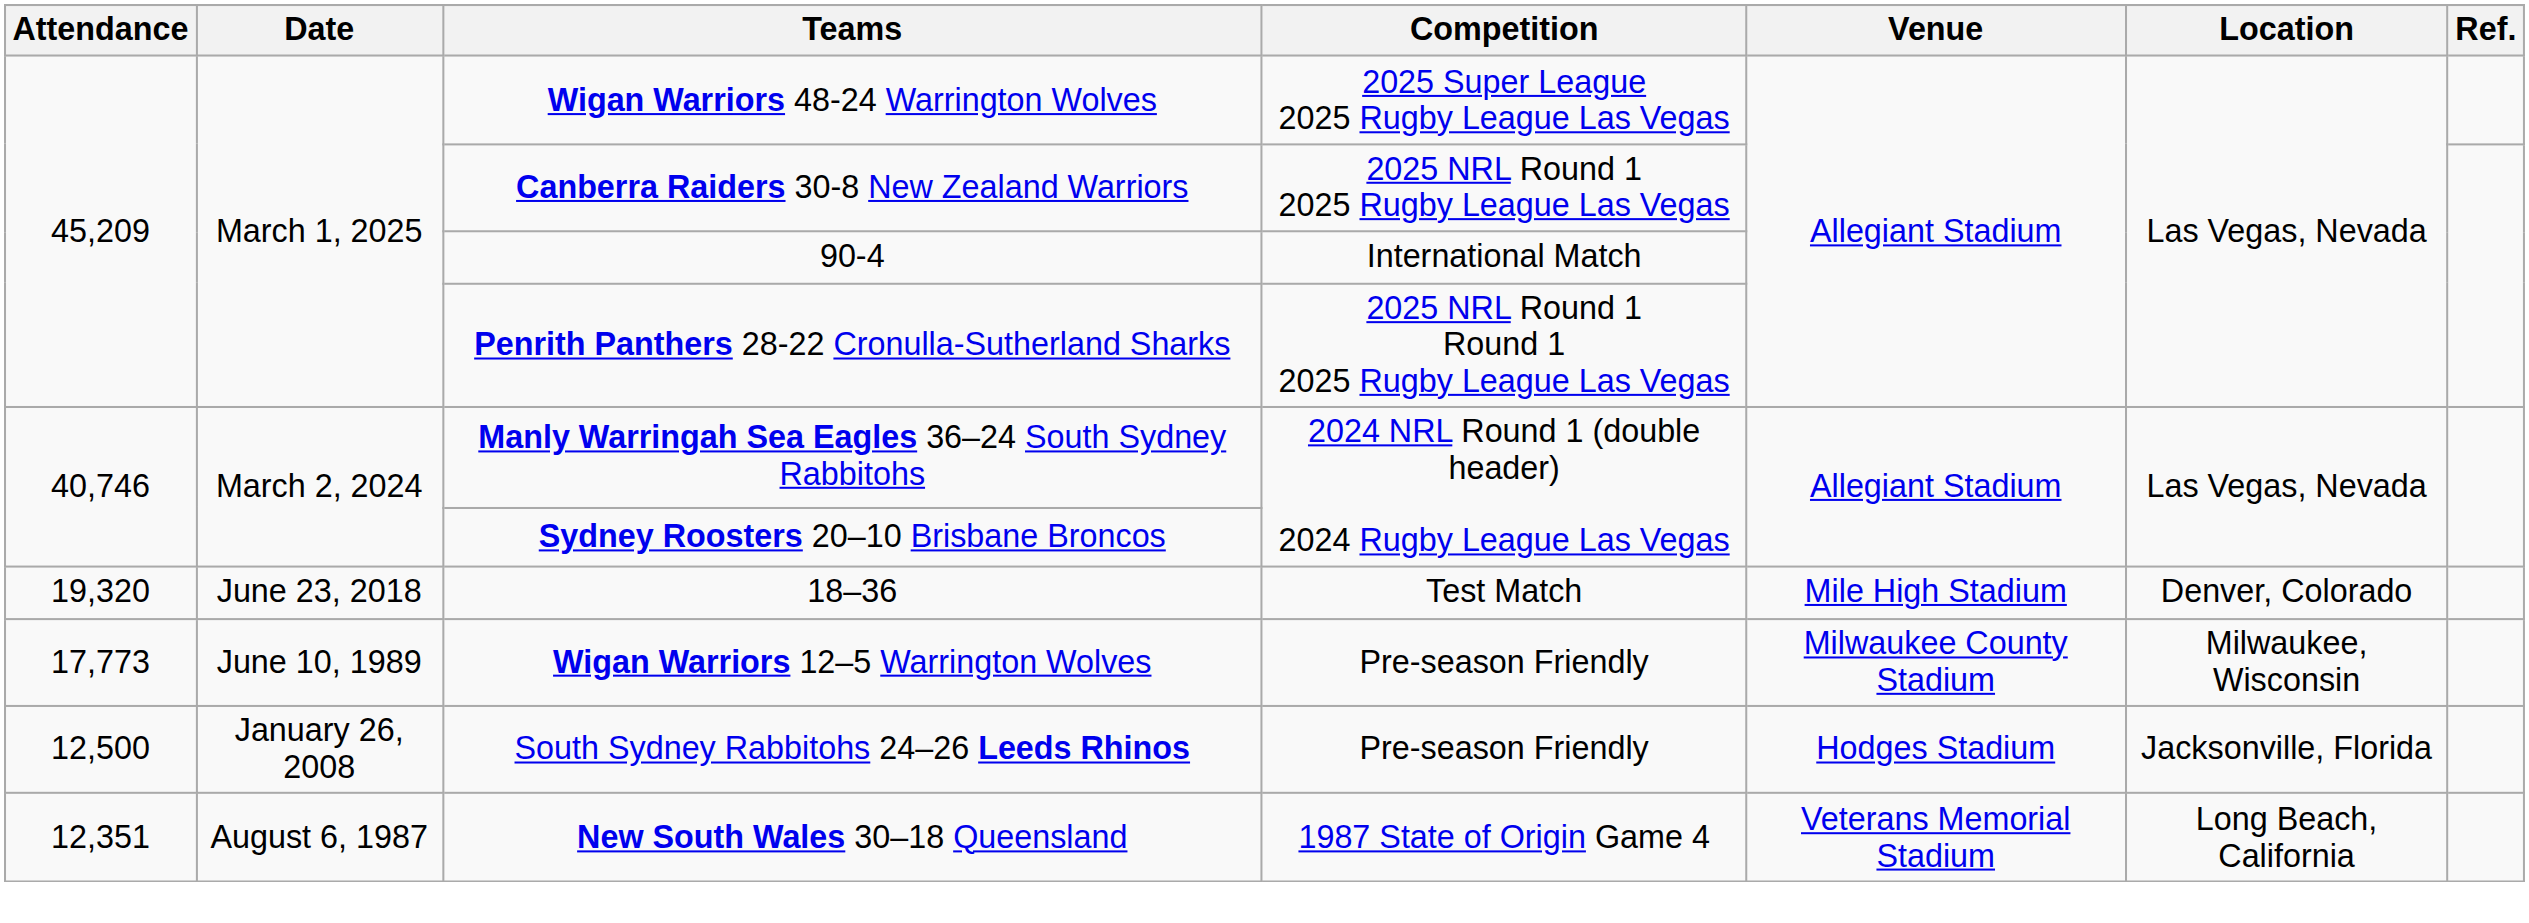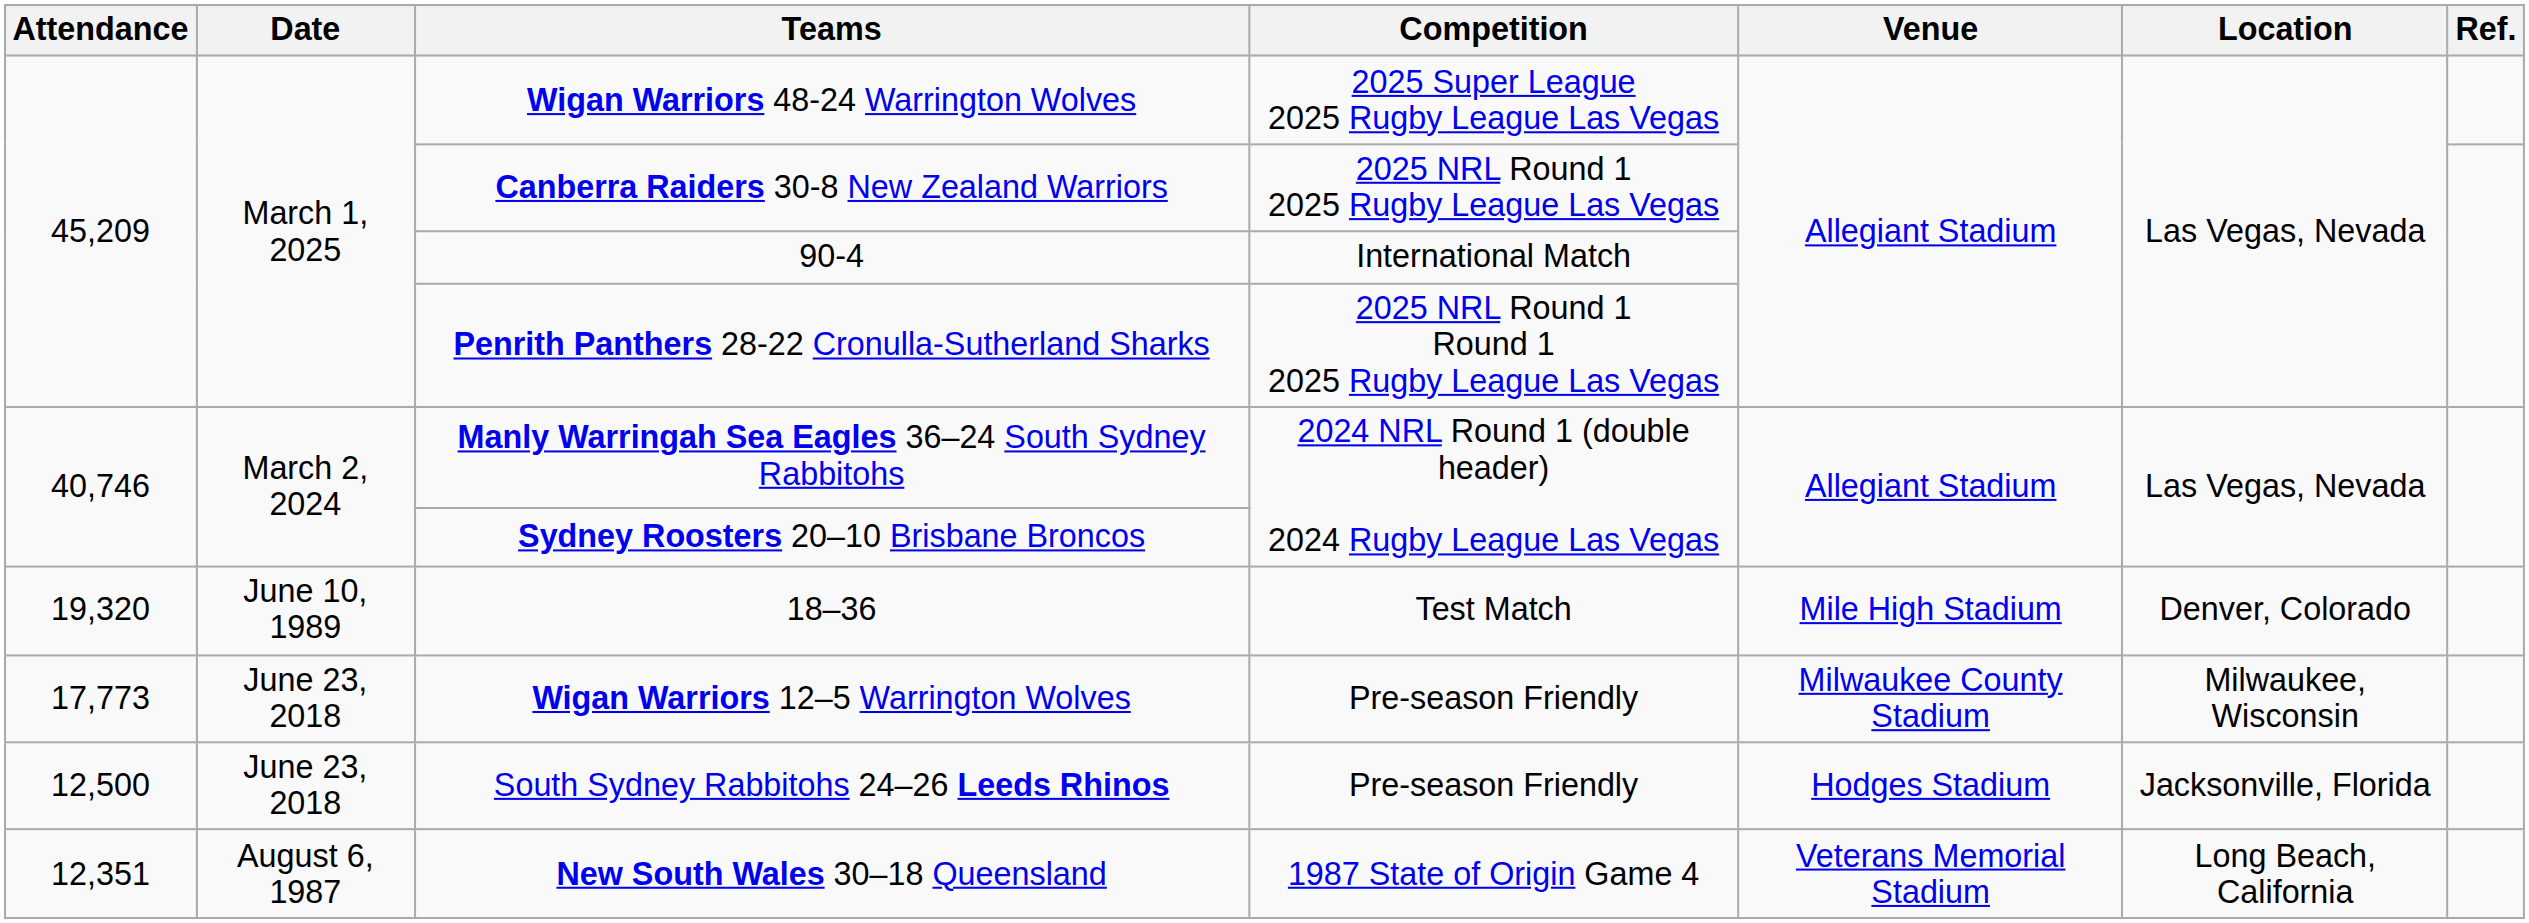(319, 592) June 23, 2018 -> (305, 610) June 10, 1989
(319, 661) June 10, 1989 -> (305, 697) June 23, 2018
(319, 749) January 26, 2008 -> (305, 785) June 23, 2018
